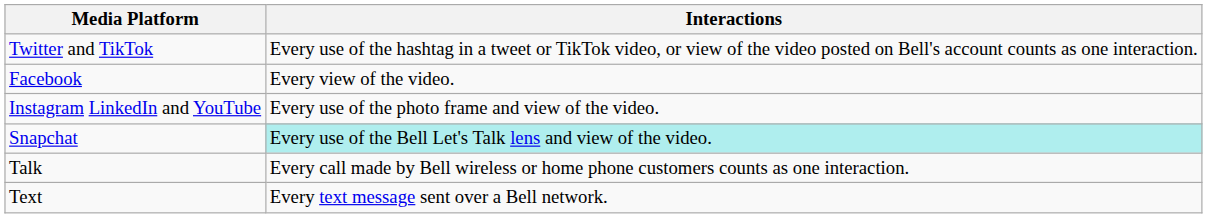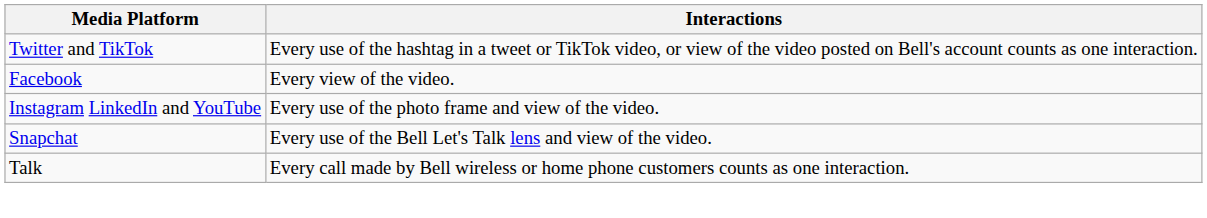(491, 138) paleturquoise background -> (491, 138) no background
- row: (26, 197)
